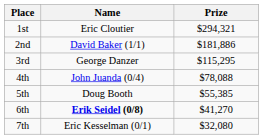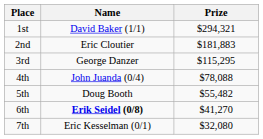(107, 28) Eric Cloutier -> (107, 28) David Baker (1/1)
(107, 45) David Baker (1/1) -> (107, 45) Eric Cloutier
(216, 45) $181,886 -> (216, 45) $181,883
(216, 93) $55,385 -> (216, 93) $55,482
